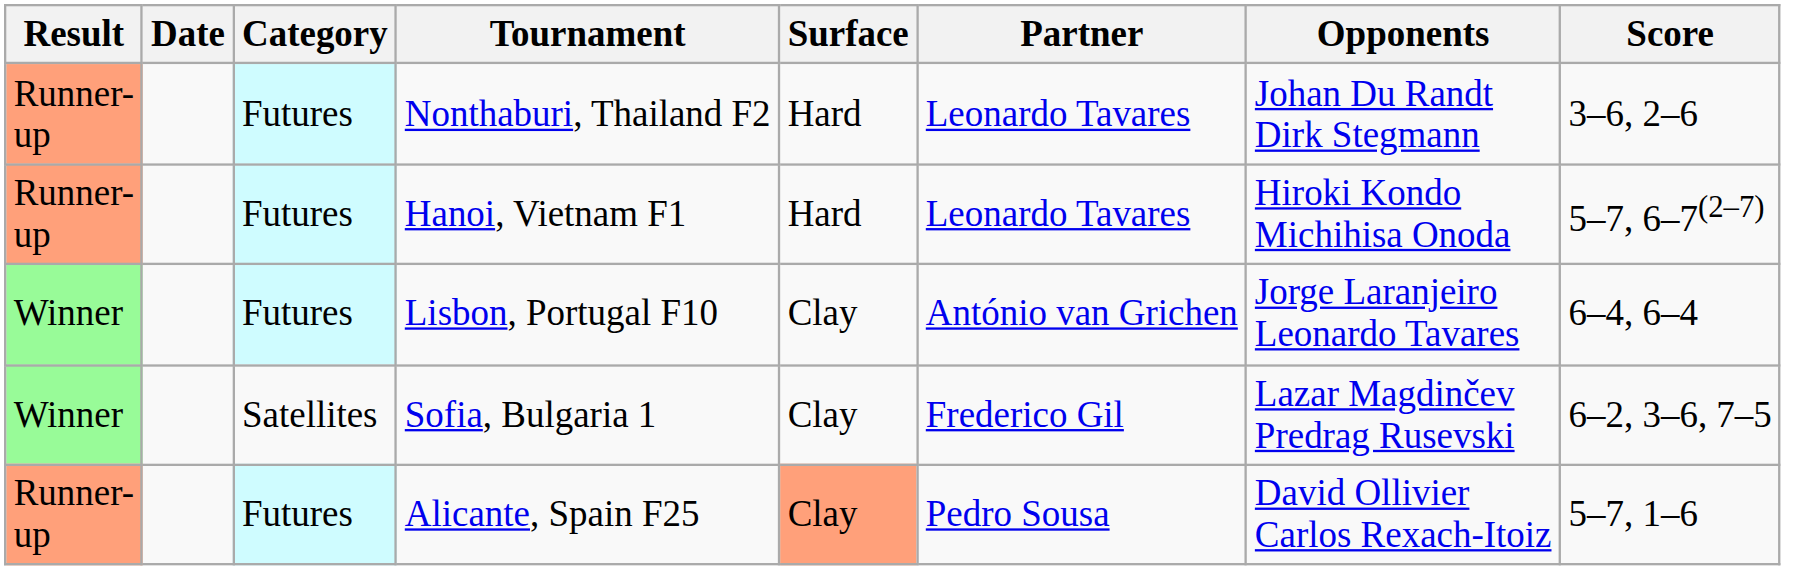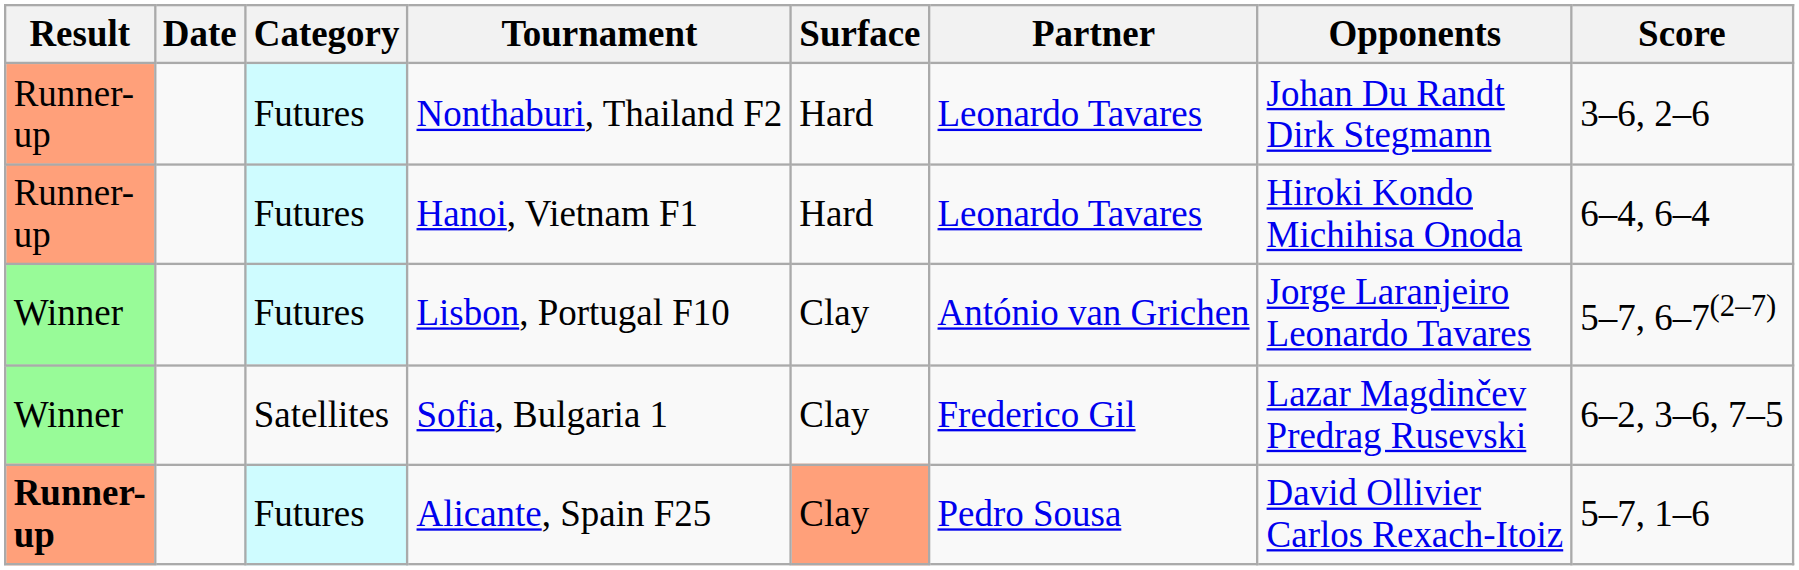(1667, 213) 5–7, 6–7(2–7) -> (1645, 213) 6–4, 6–4
(1633, 313) 6–4, 6–4 -> (1678, 313) 5–7, 6–7(2–7)
(74, 513) normal -> (80, 513) bold
